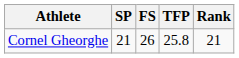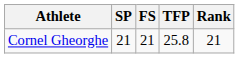(147, 40) 26 -> (147, 40) 21
